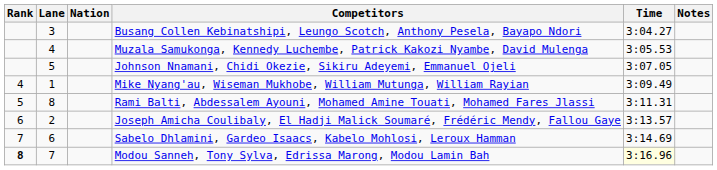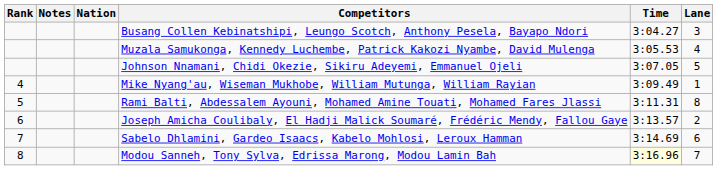columns swapped: (52, 13) <-> (694, 13)
(20, 156) bold -> (20, 156) normal
